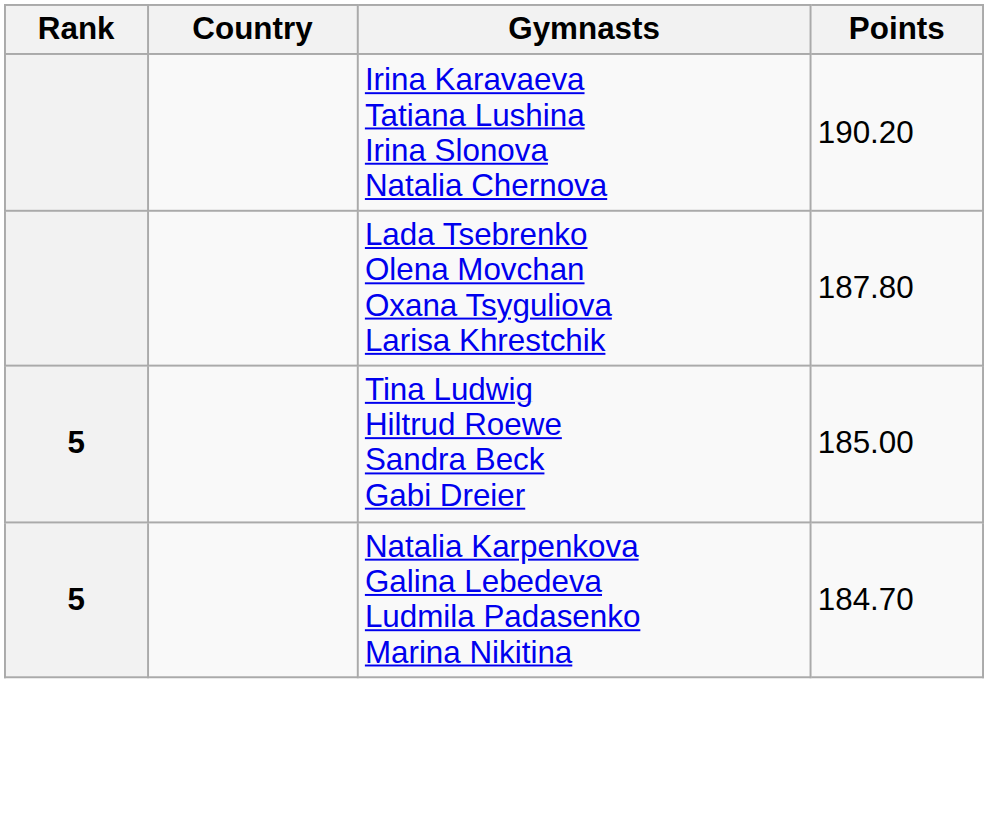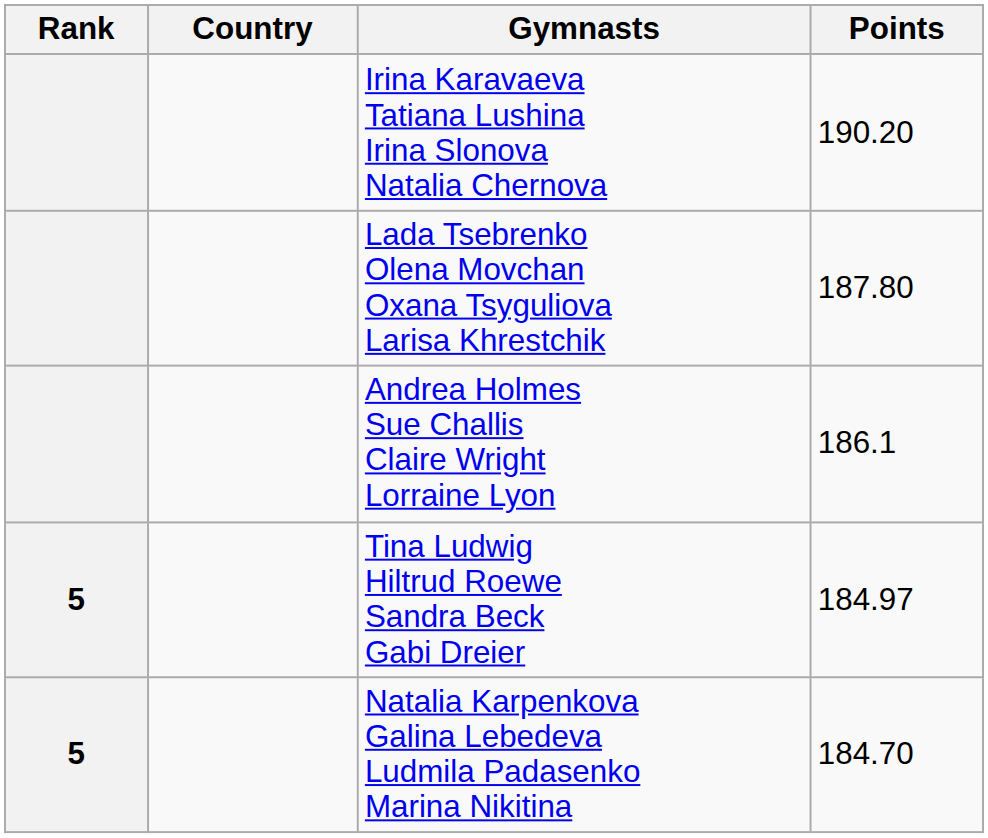+ row: (473, 443)
(866, 443) 185.00 -> (866, 598) 184.97
